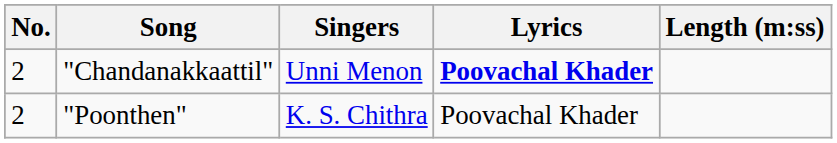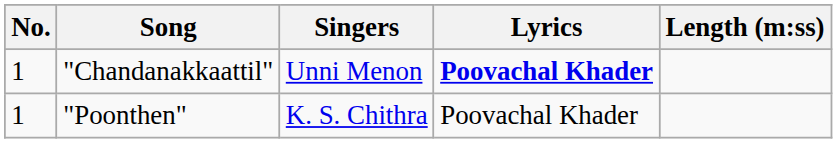(18, 71) 2 -> (18, 71) 1
(18, 115) 2 -> (18, 115) 1
